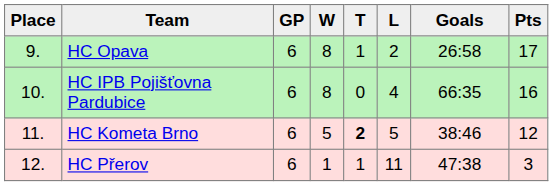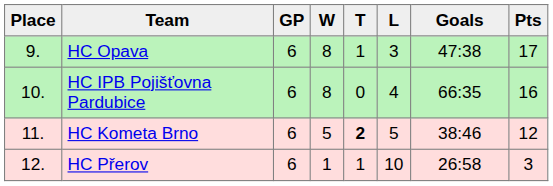(394, 51) 2 -> (394, 51) 3
(460, 51) 26:58 -> (460, 51) 47:38
(394, 164) 11 -> (394, 164) 10
(460, 164) 47:38 -> (460, 164) 26:58
